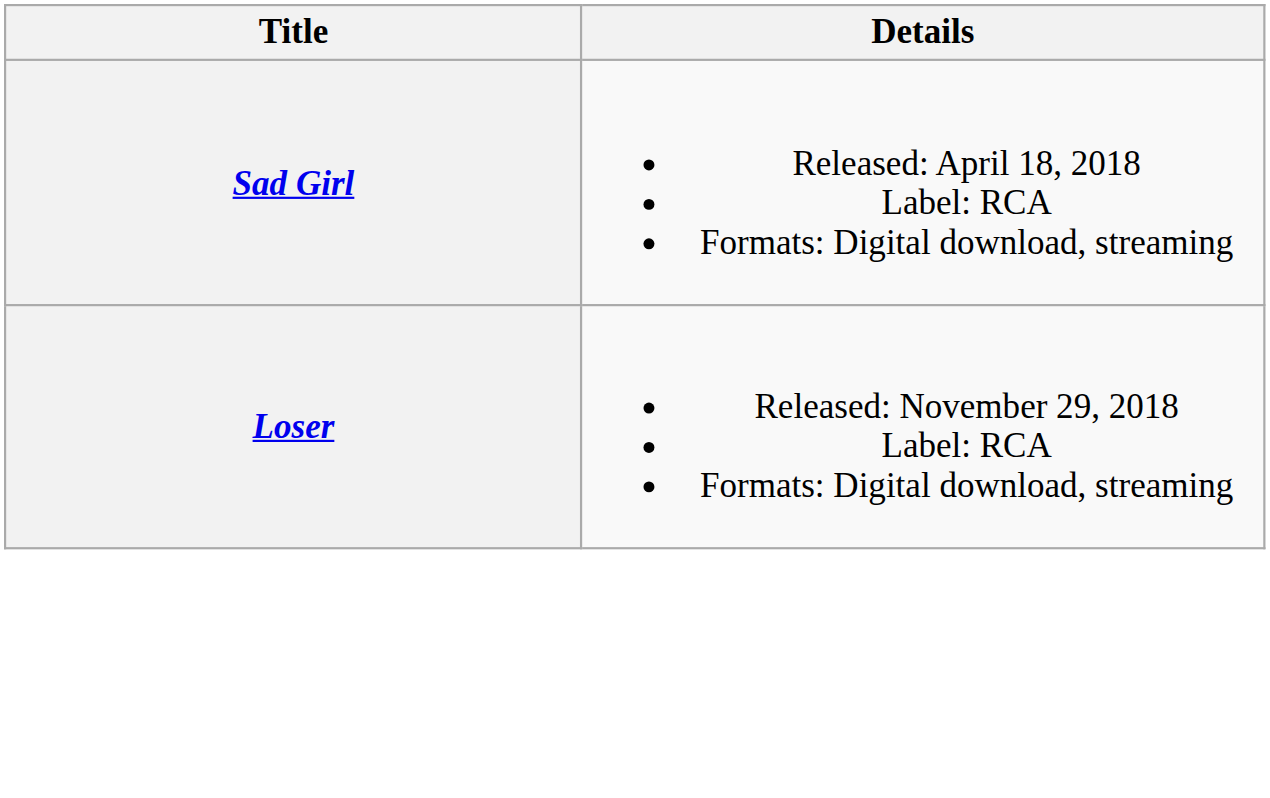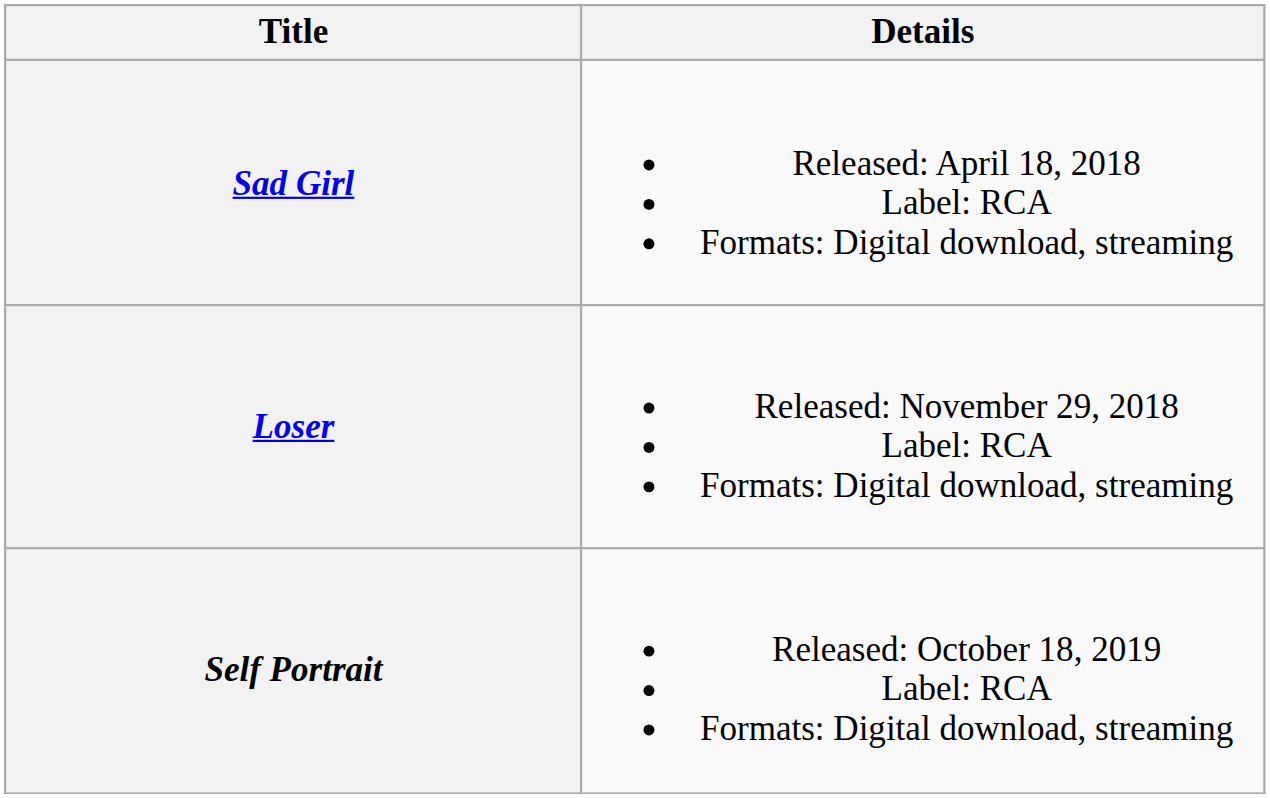+ row: (293, 669)
